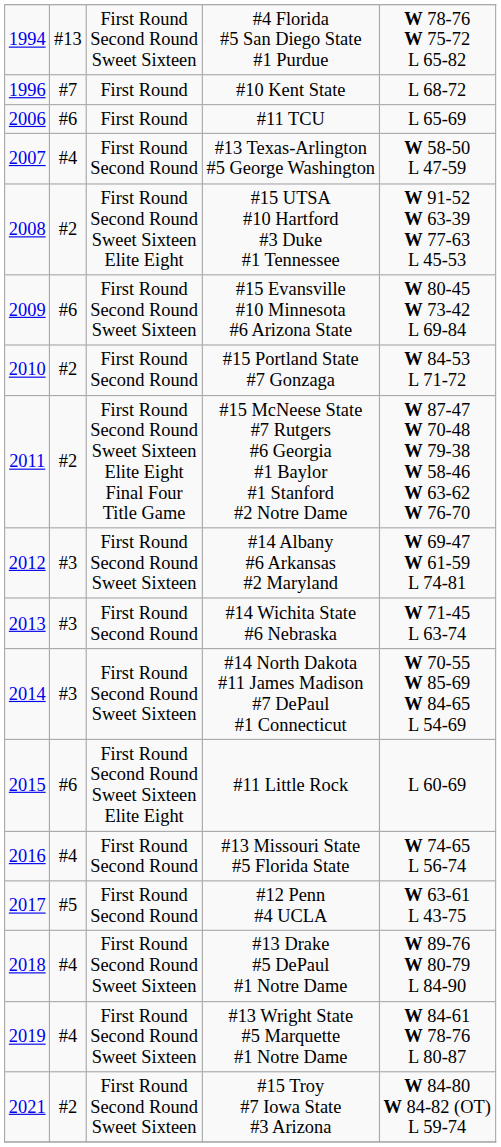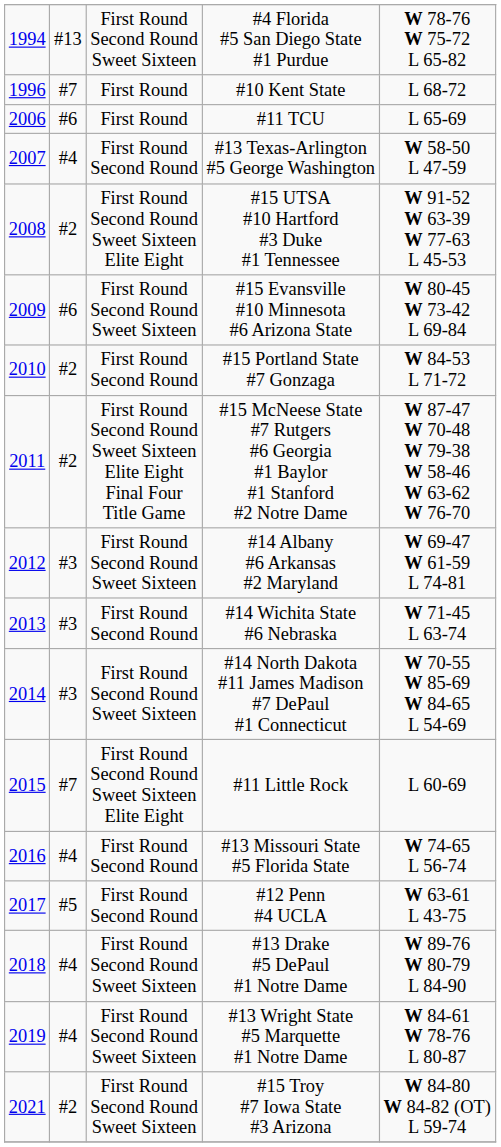(68, 785) #6 -> (68, 785) #7
